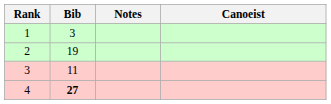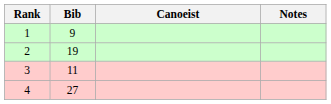columns swapped: (243, 14) <-> (128, 14)
(72, 33) 3 -> (72, 33) 9
(72, 90) bold -> (72, 90) normal
